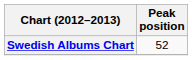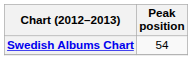(162, 45) 52 -> (162, 45) 54
